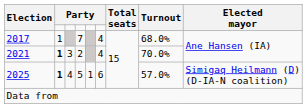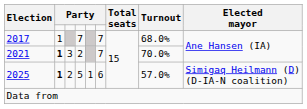(101, 39) 4 -> (101, 39) 7
(101, 54) 4 -> (101, 54) 7
(70, 75) 4 -> (70, 75) 2
